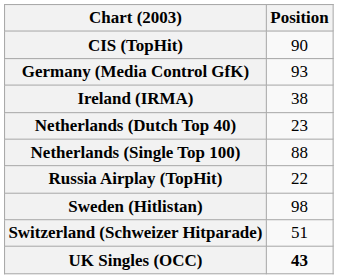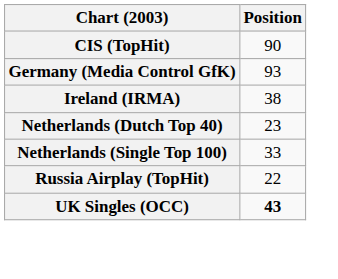(300, 152) 88 -> (273, 152) 33
- row: (135, 206)
- row: (135, 233)
